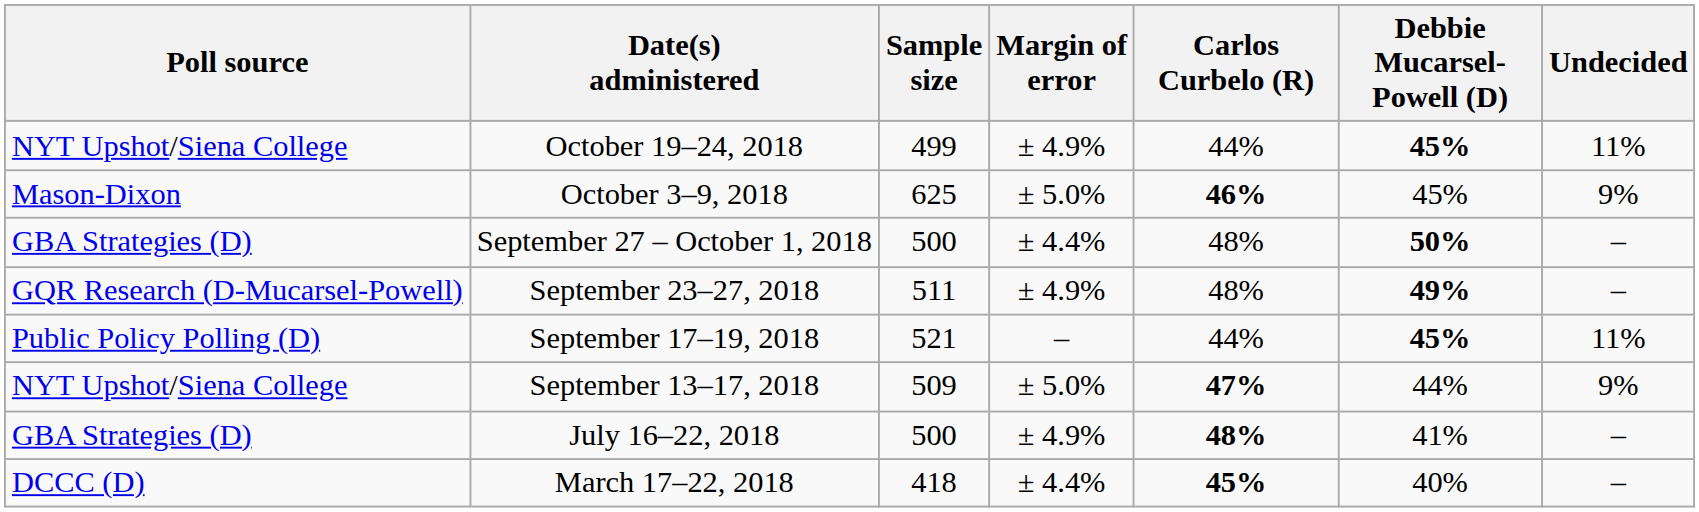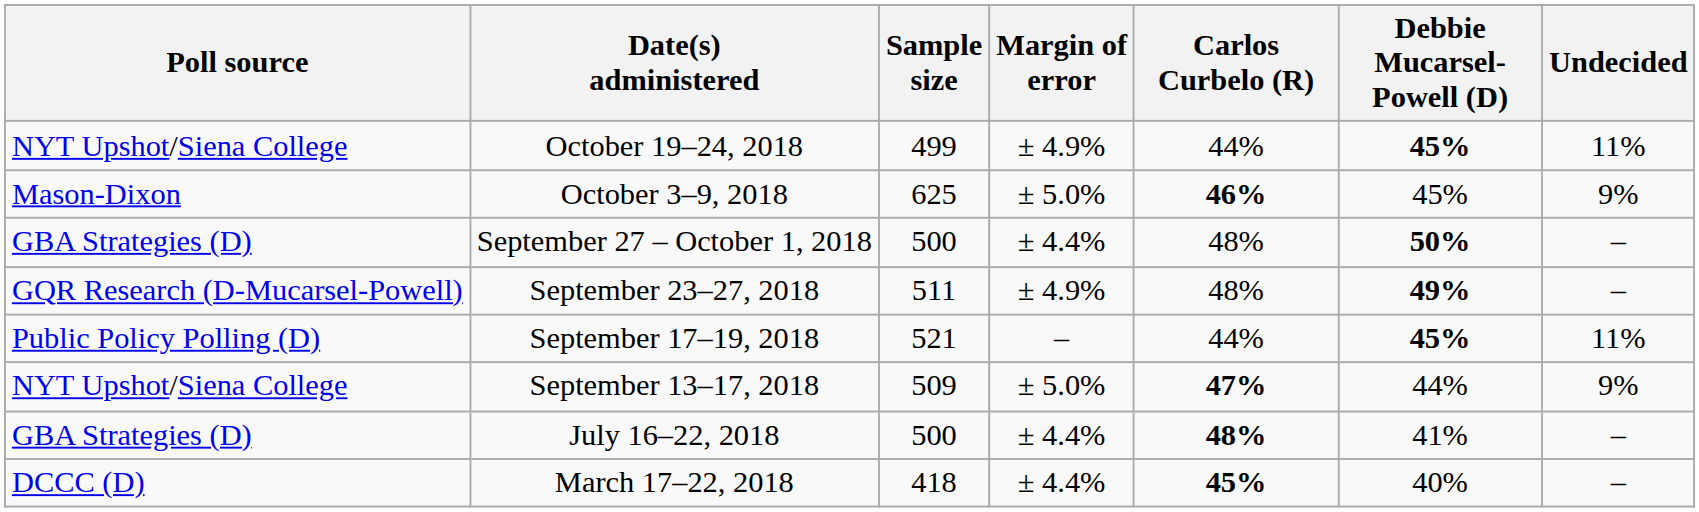(1062, 434) ± 4.9% -> (1062, 434) ± 4.4%
